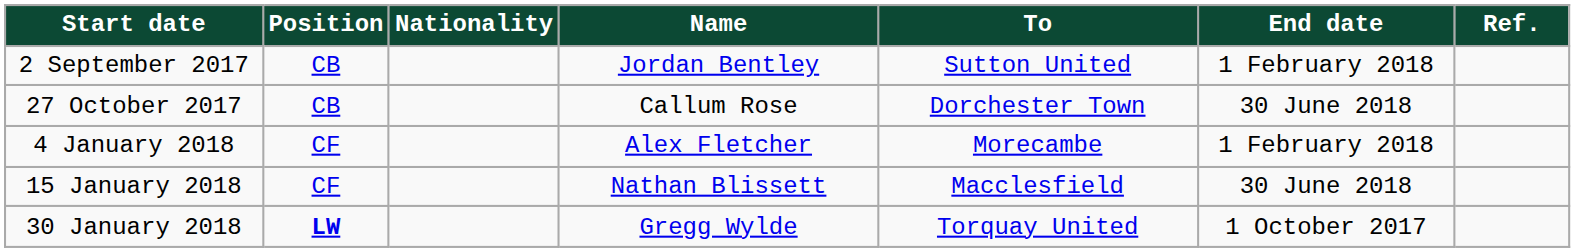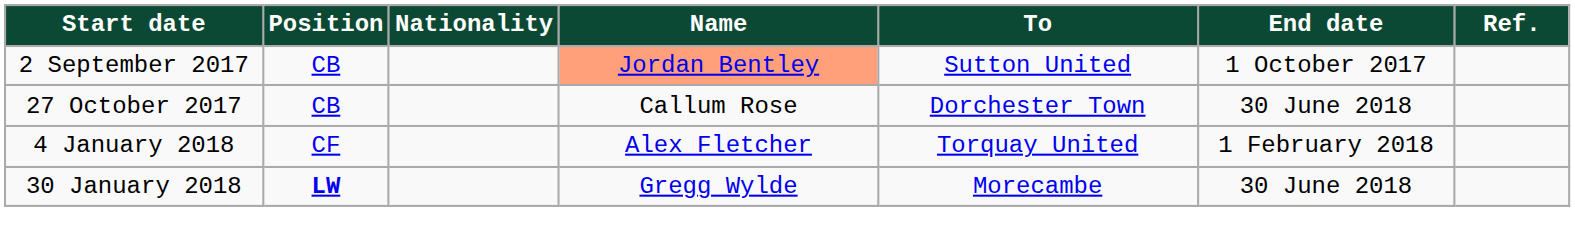(719, 65) no background -> (719, 65) lightsalmon background
(1326, 65) 1 February 2018 -> (1326, 65) 1 October 2017
(1038, 146) Morecambe -> (1038, 146) Torquay United
- row: (134, 186)
(1038, 226) Torquay United -> (1038, 186) Morecambe
(1326, 226) 1 October 2017 -> (1326, 186) 30 June 2018
